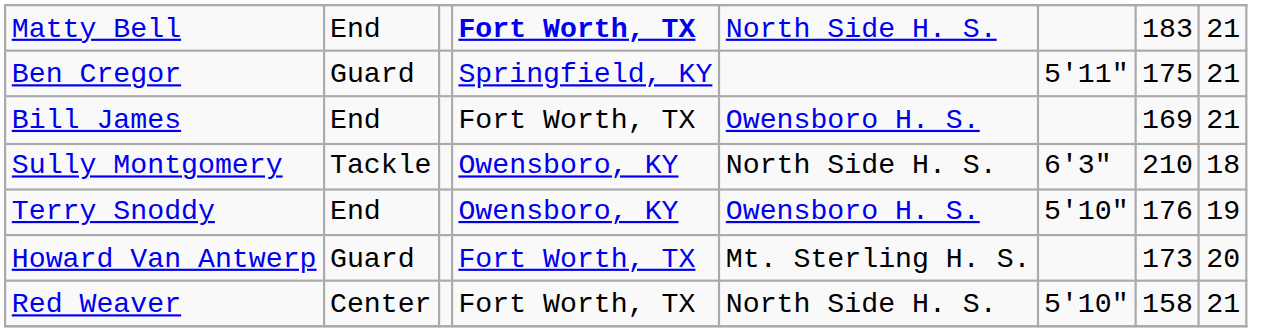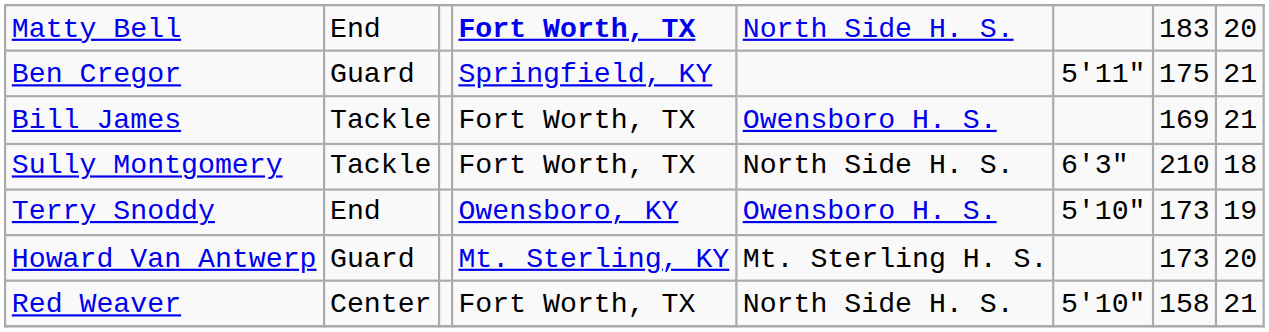(1223, 28) 21 -> (1240, 28) 20
(355, 120) End -> (381, 120) Tackle
(568, 166) Owensboro, KY -> (577, 166) Fort Worth, TX
(1167, 212) 176 -> (1184, 212) 173
(577, 258) Fort Worth, TX -> (594, 258) Mt. Sterling, KY
